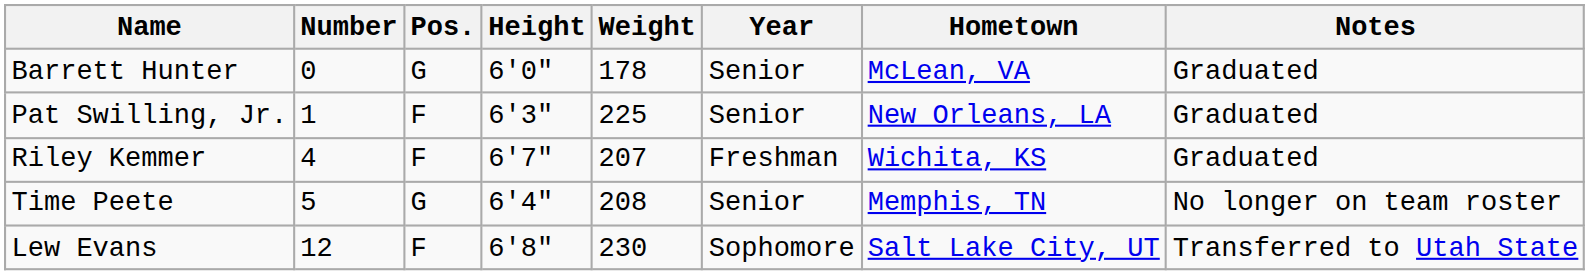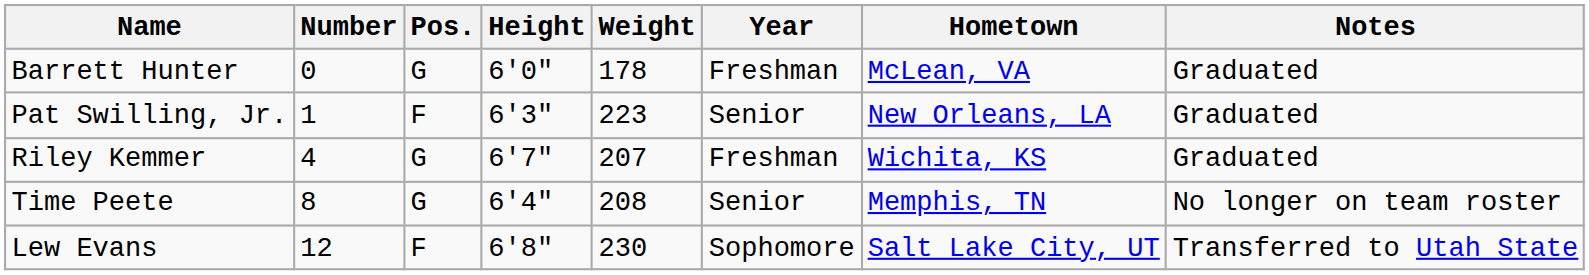(757, 71) Senior -> (774, 71) Freshman
(623, 115) 225 -> (623, 115) 223
(419, 159) F -> (419, 159) G
(308, 203) 5 -> (308, 203) 8
